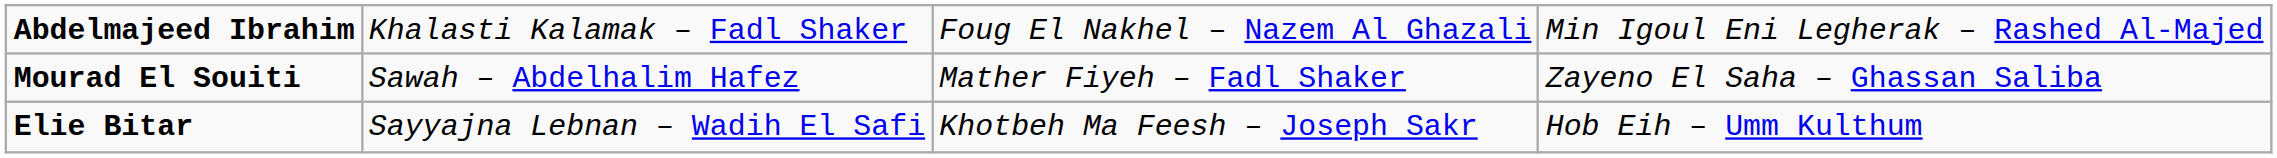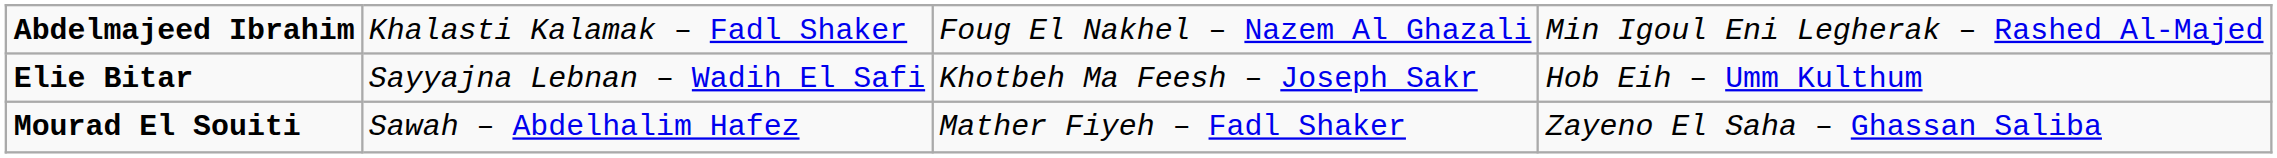rows swapped: (157, 78) <-> (103, 127)
